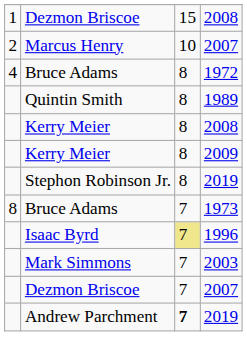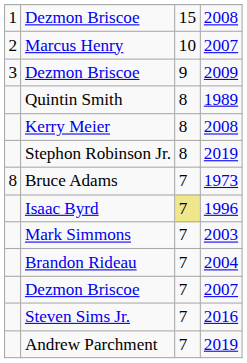+ row: (82, 72)
- row: (71, 72)
- row: (67, 153)
+ row: (81, 262)
+ row: (77, 316)
(183, 316) bold -> (183, 343) normal
